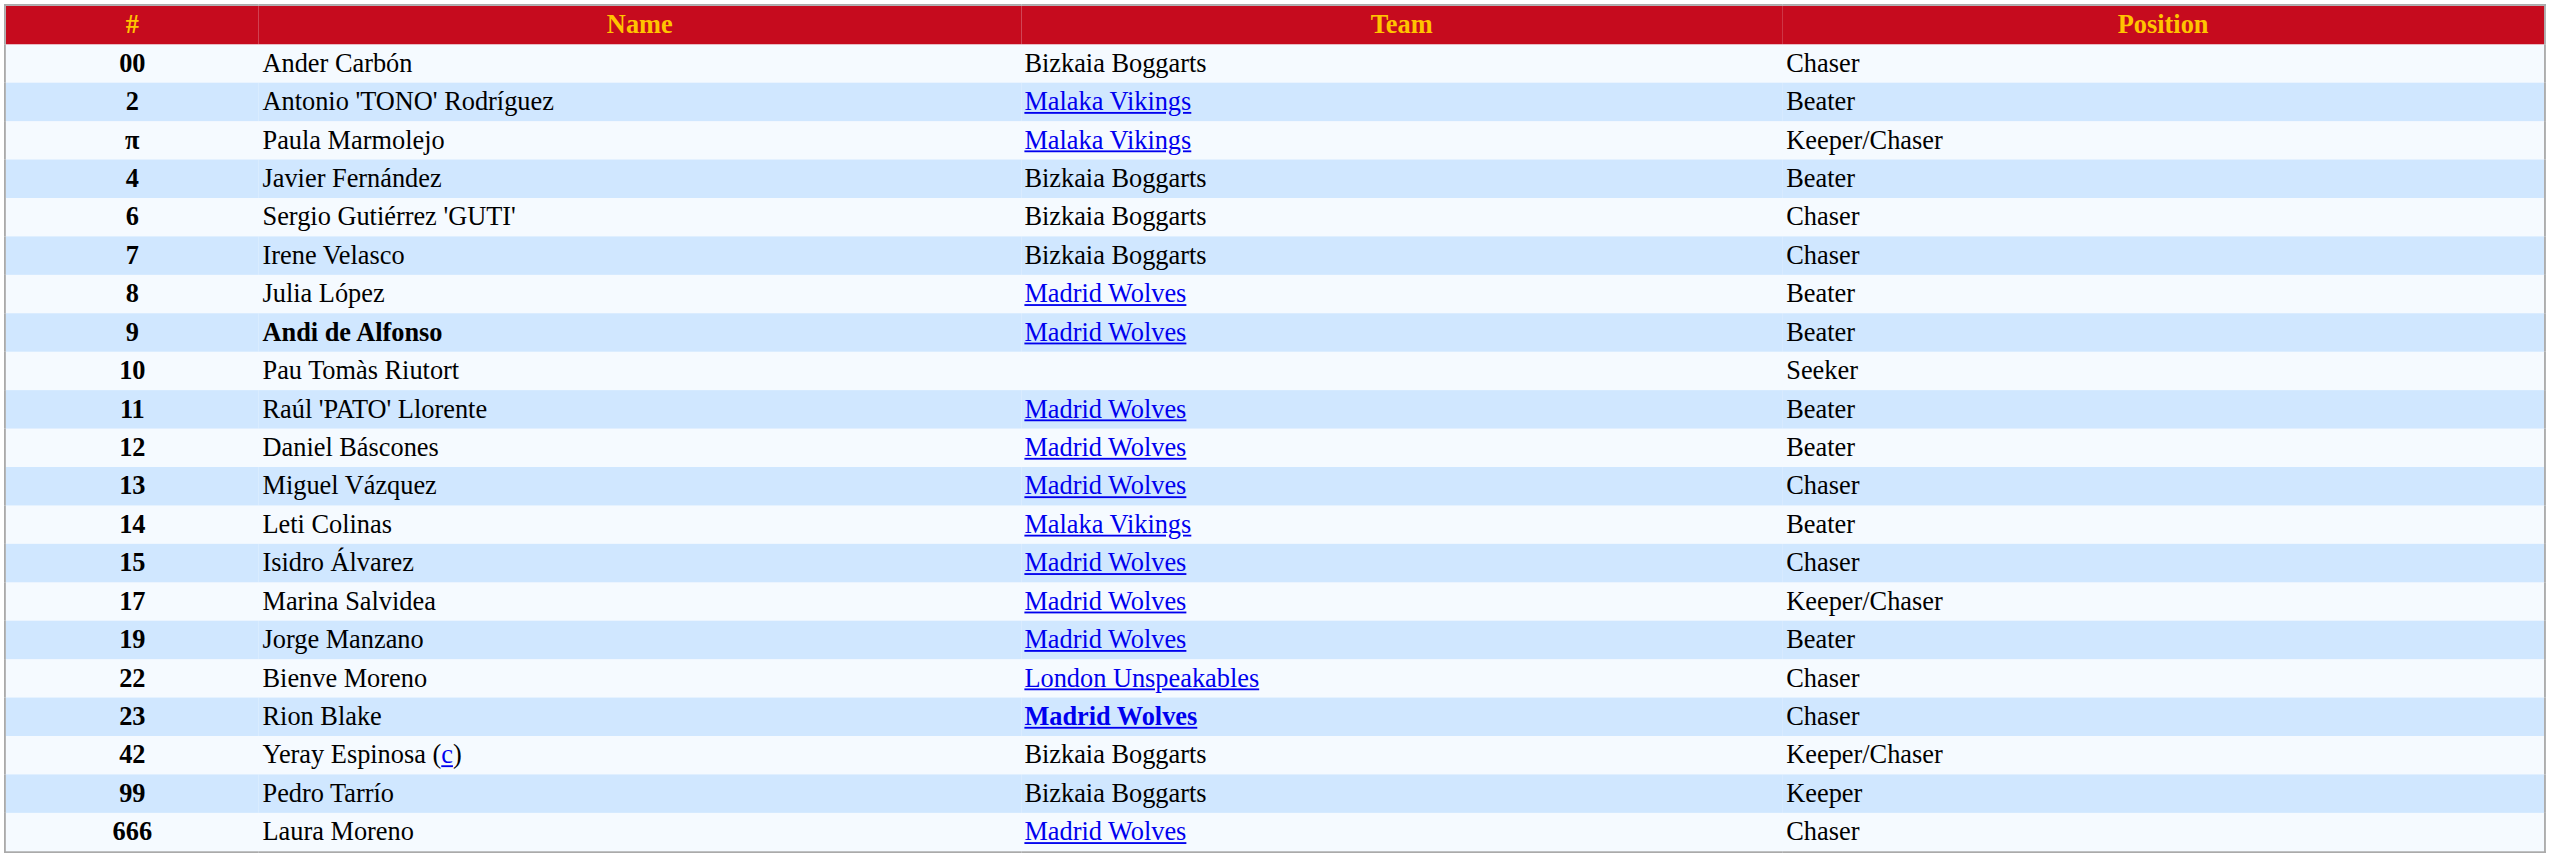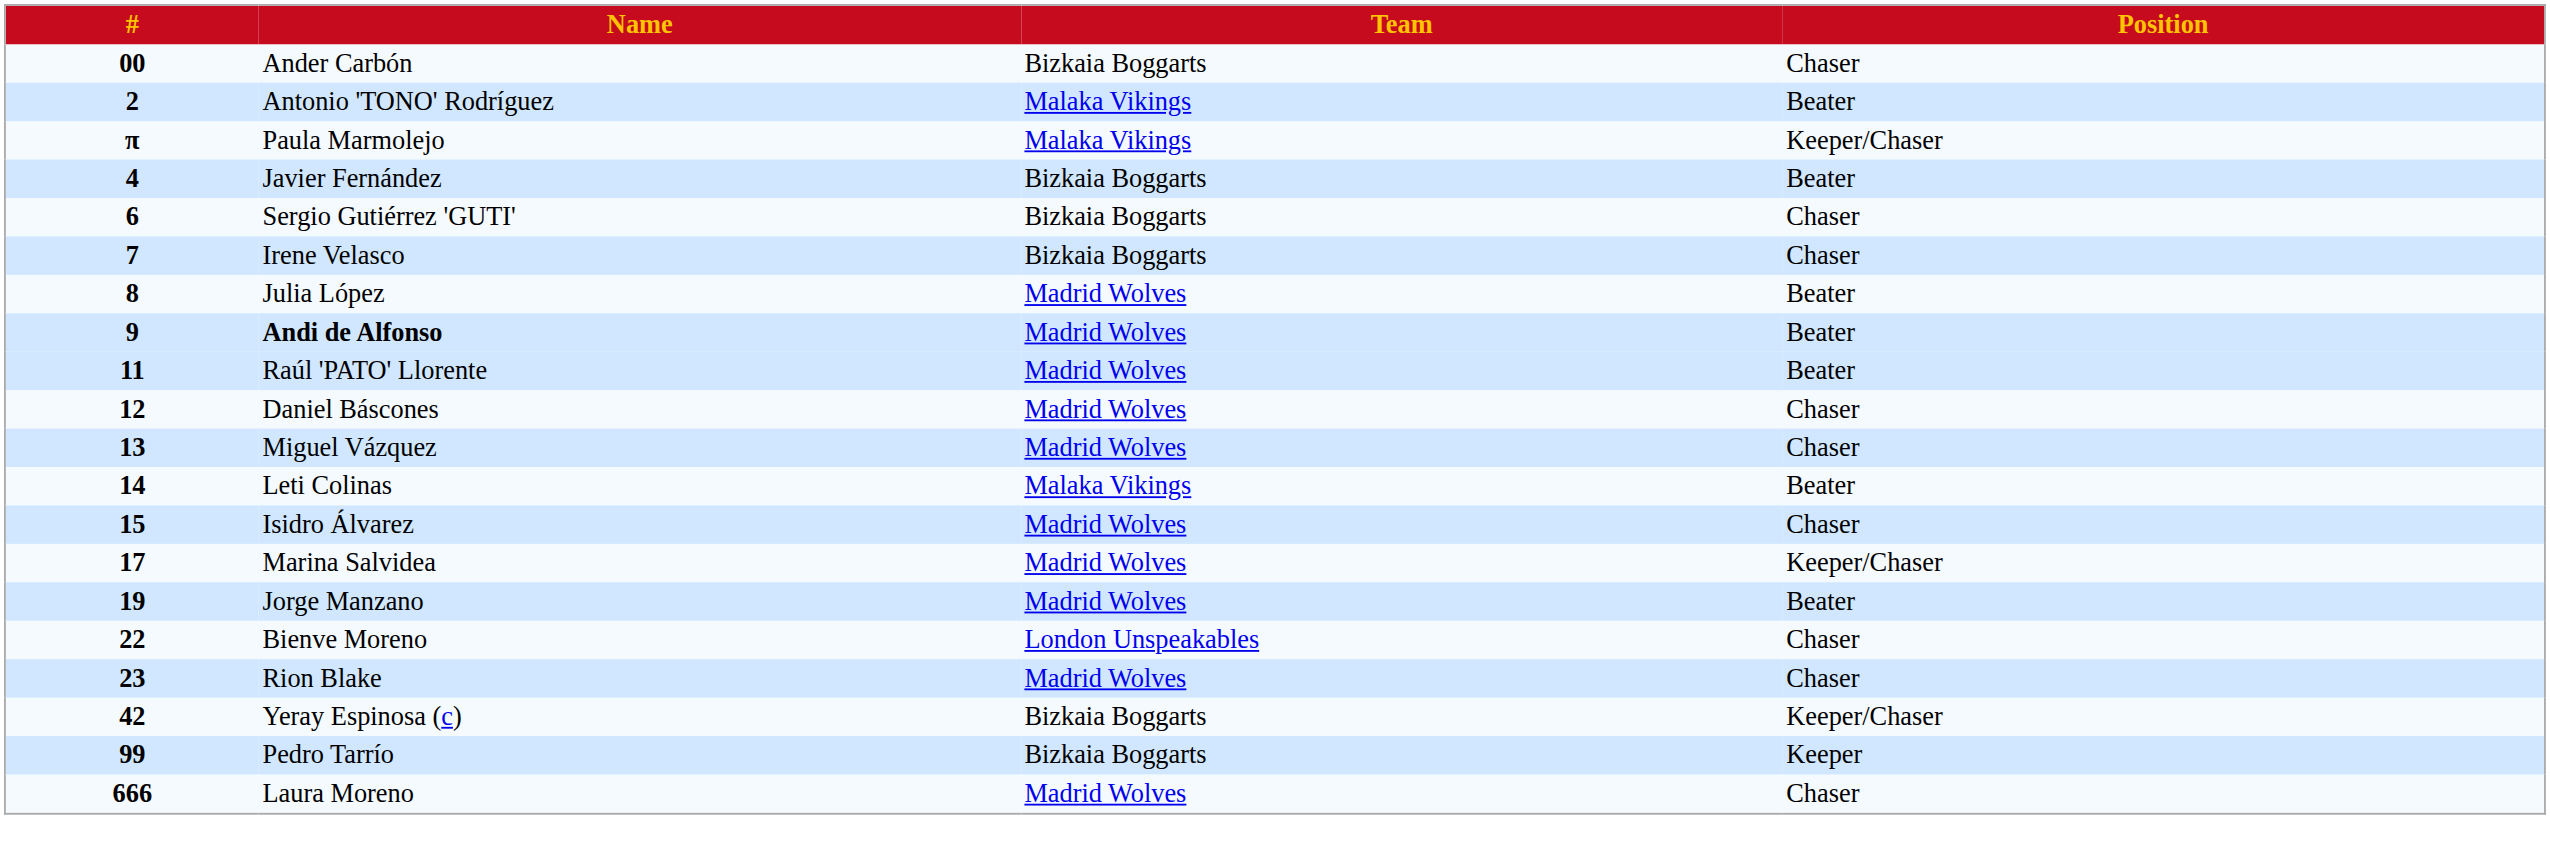- row: (132, 370)
(1821, 447) Beater -> (1823, 408) Chaser
(1111, 716) bold -> (1105, 677) normal
